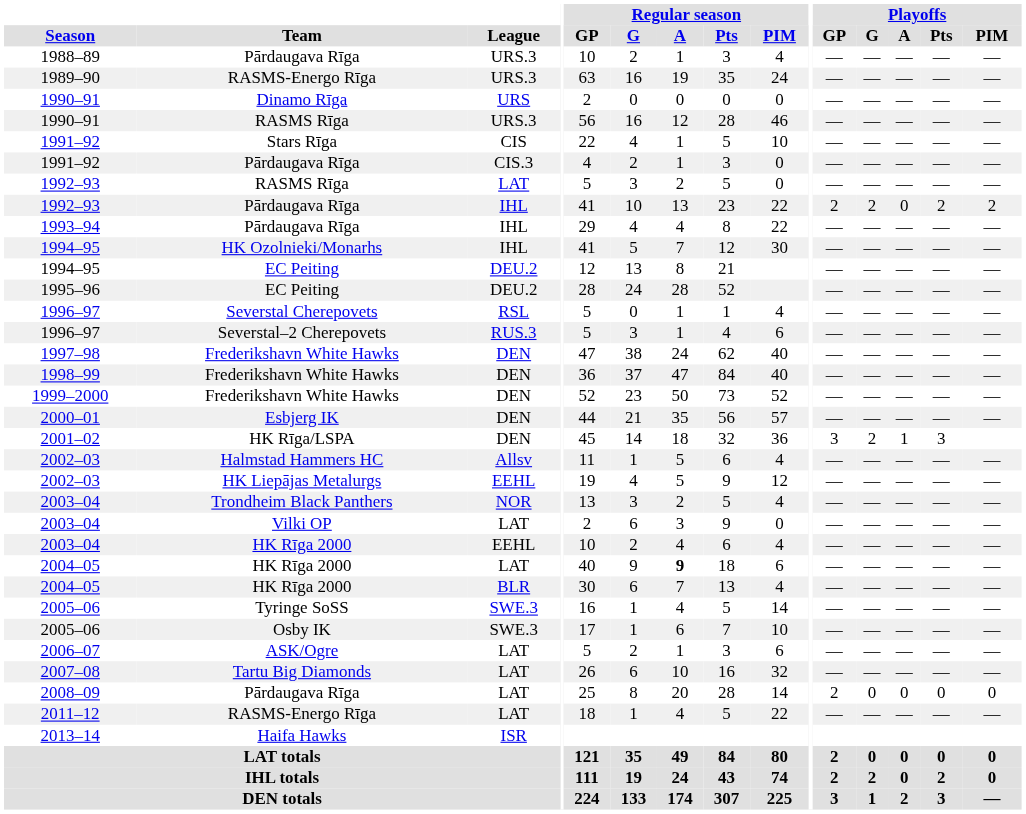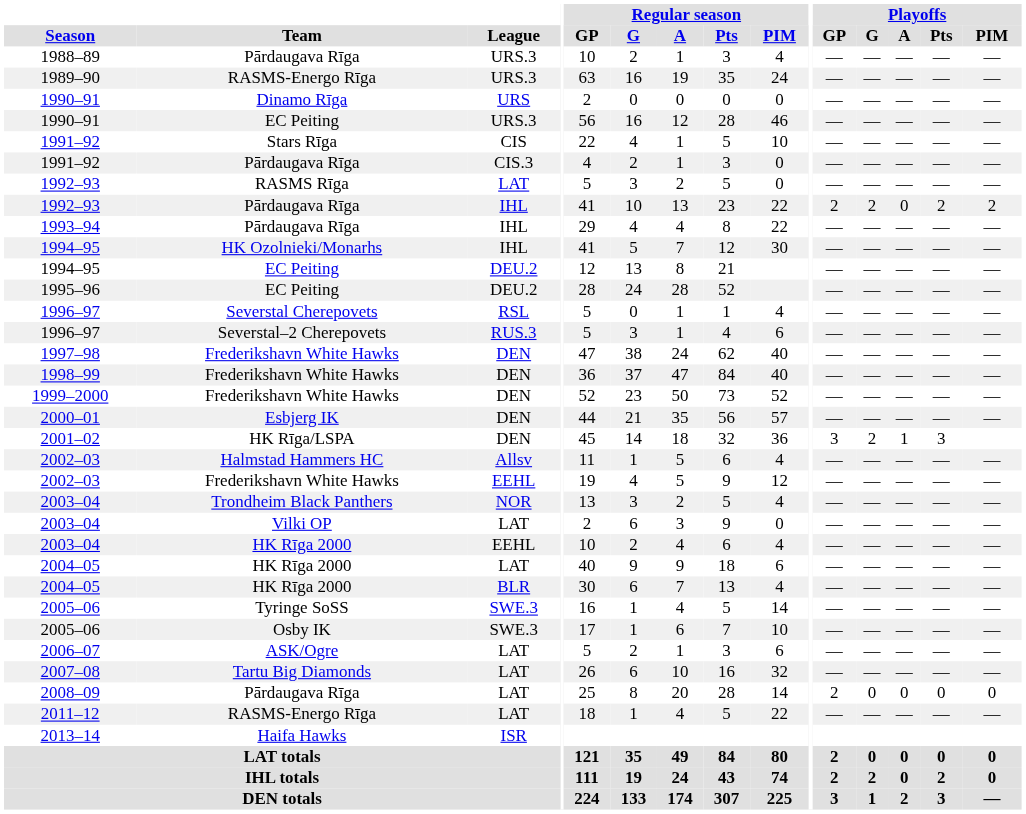(302, 120) RASMS Rīga -> (302, 120) EC Peiting
(302, 480) HK Liepājas Metalurgs -> (302, 480) Frederikshavn White Hawks
(680, 565) bold -> (680, 565) normal
